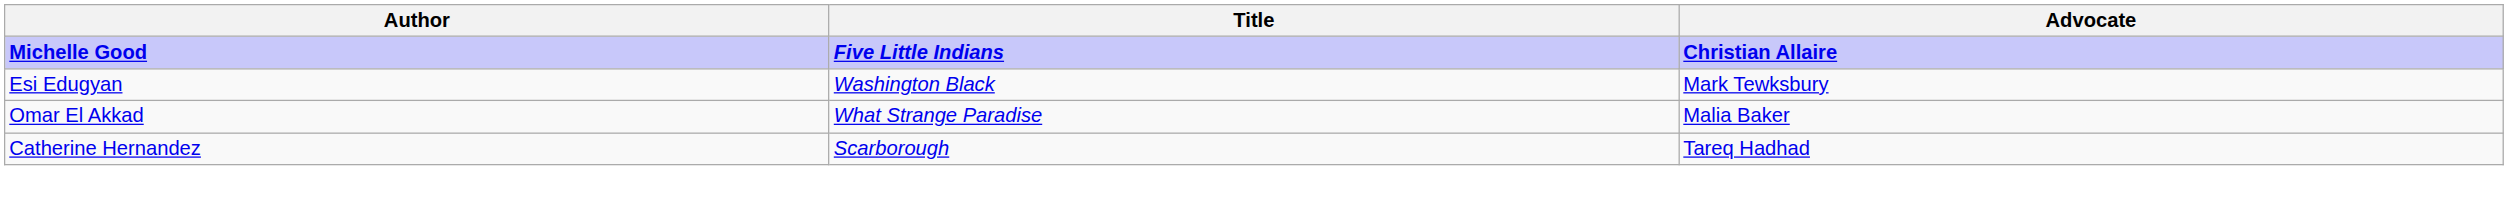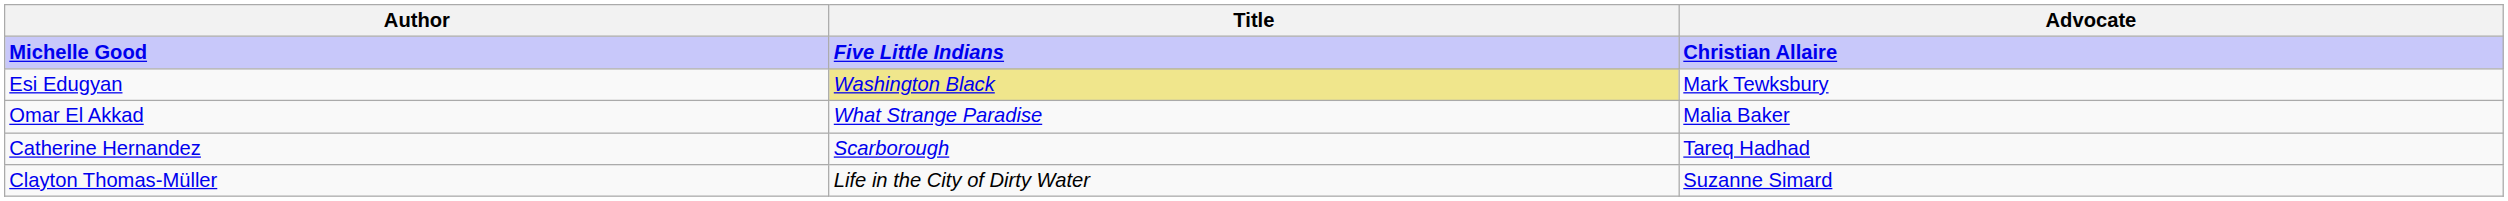(914, 84) no background -> (914, 84) khaki background
+ row: (113, 180)
